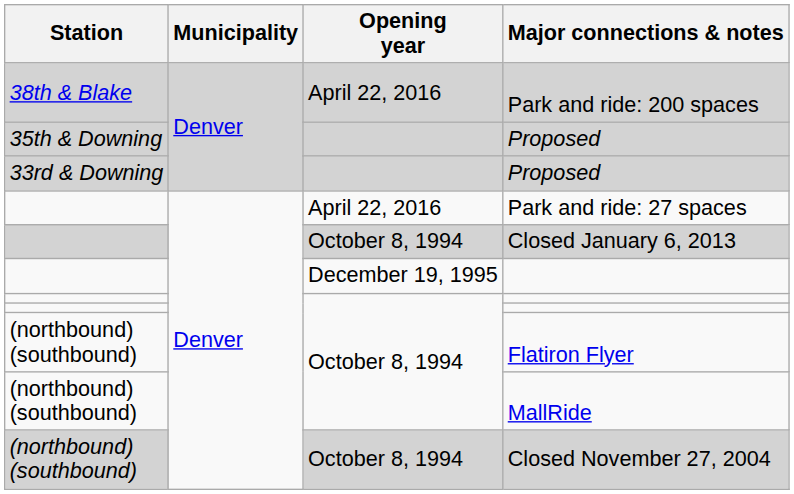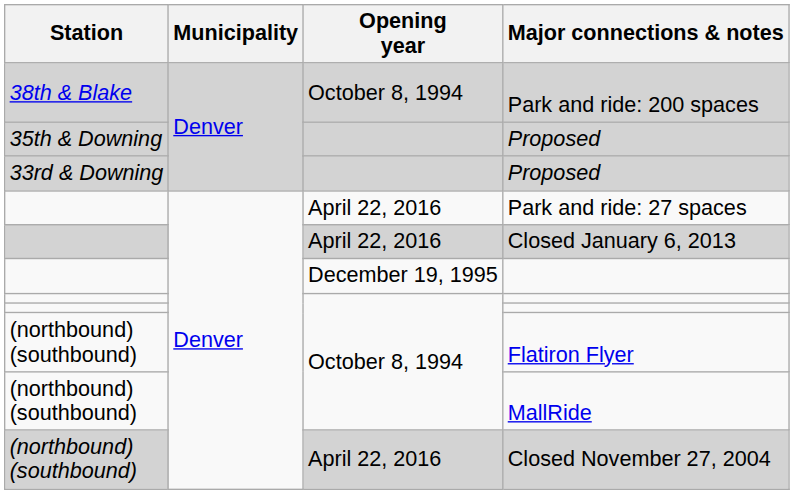(375, 92) April 22, 2016 -> (386, 92) October 8, 1994
(386, 241) October 8, 1994 -> (375, 241) April 22, 2016
(386, 459) October 8, 1994 -> (375, 459) April 22, 2016
